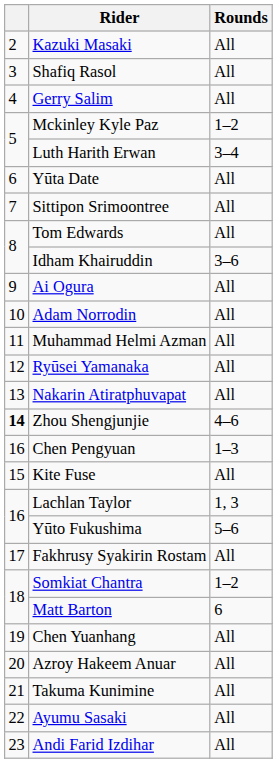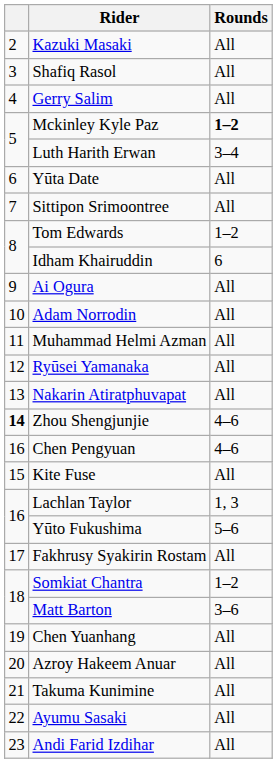(226, 125) normal -> (226, 125) bold
(225, 232) All -> (226, 232) 1–2
(226, 259) 3–6 -> (218, 259) 6
(226, 448) 1–3 -> (226, 448) 4–6
(218, 609) 6 -> (226, 609) 3–6
